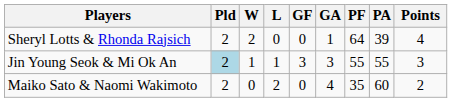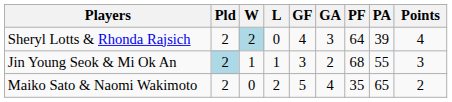(252, 39) no background -> (252, 39) lightblue background
(302, 39) 0 -> (302, 39) 4
(330, 39) 1 -> (330, 39) 3
(330, 62) 3 -> (330, 62) 2
(357, 62) 55 -> (357, 62) 68
(302, 85) 0 -> (302, 85) 5
(382, 85) 60 -> (382, 85) 65
